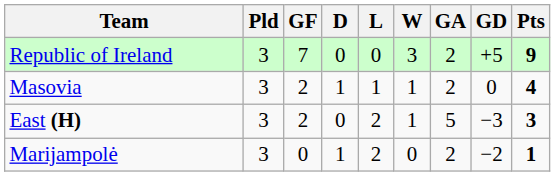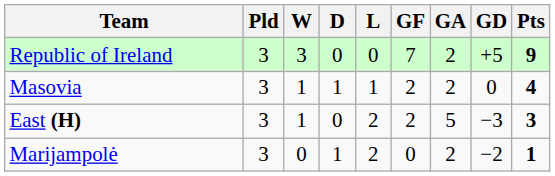columns swapped: (412, 21) <-> (303, 21)
